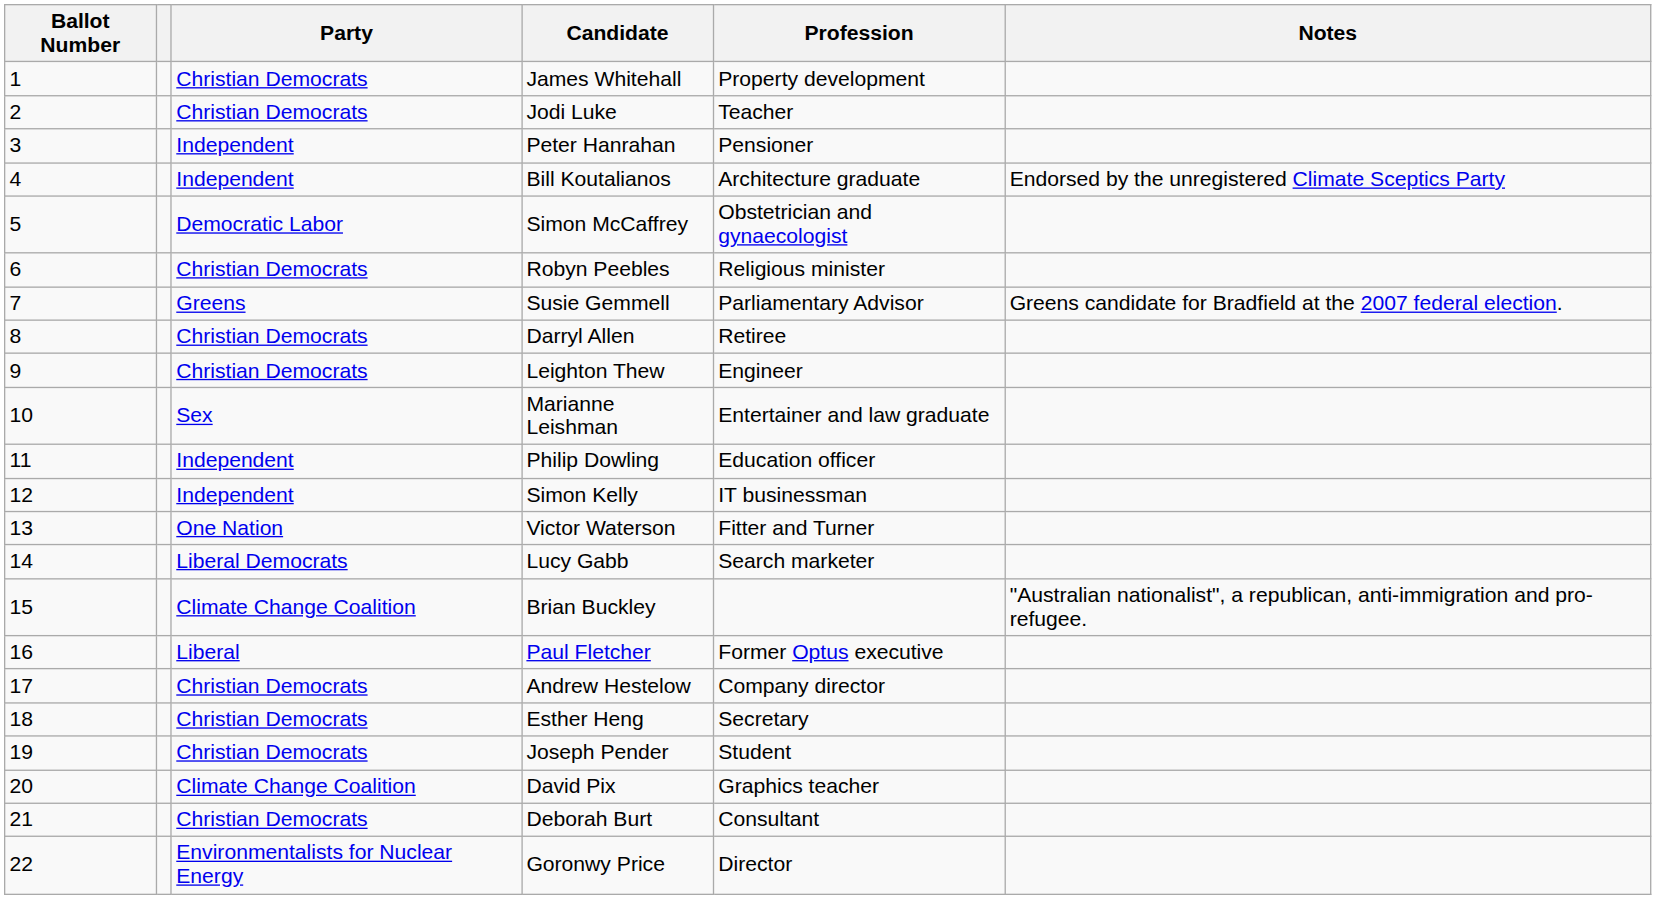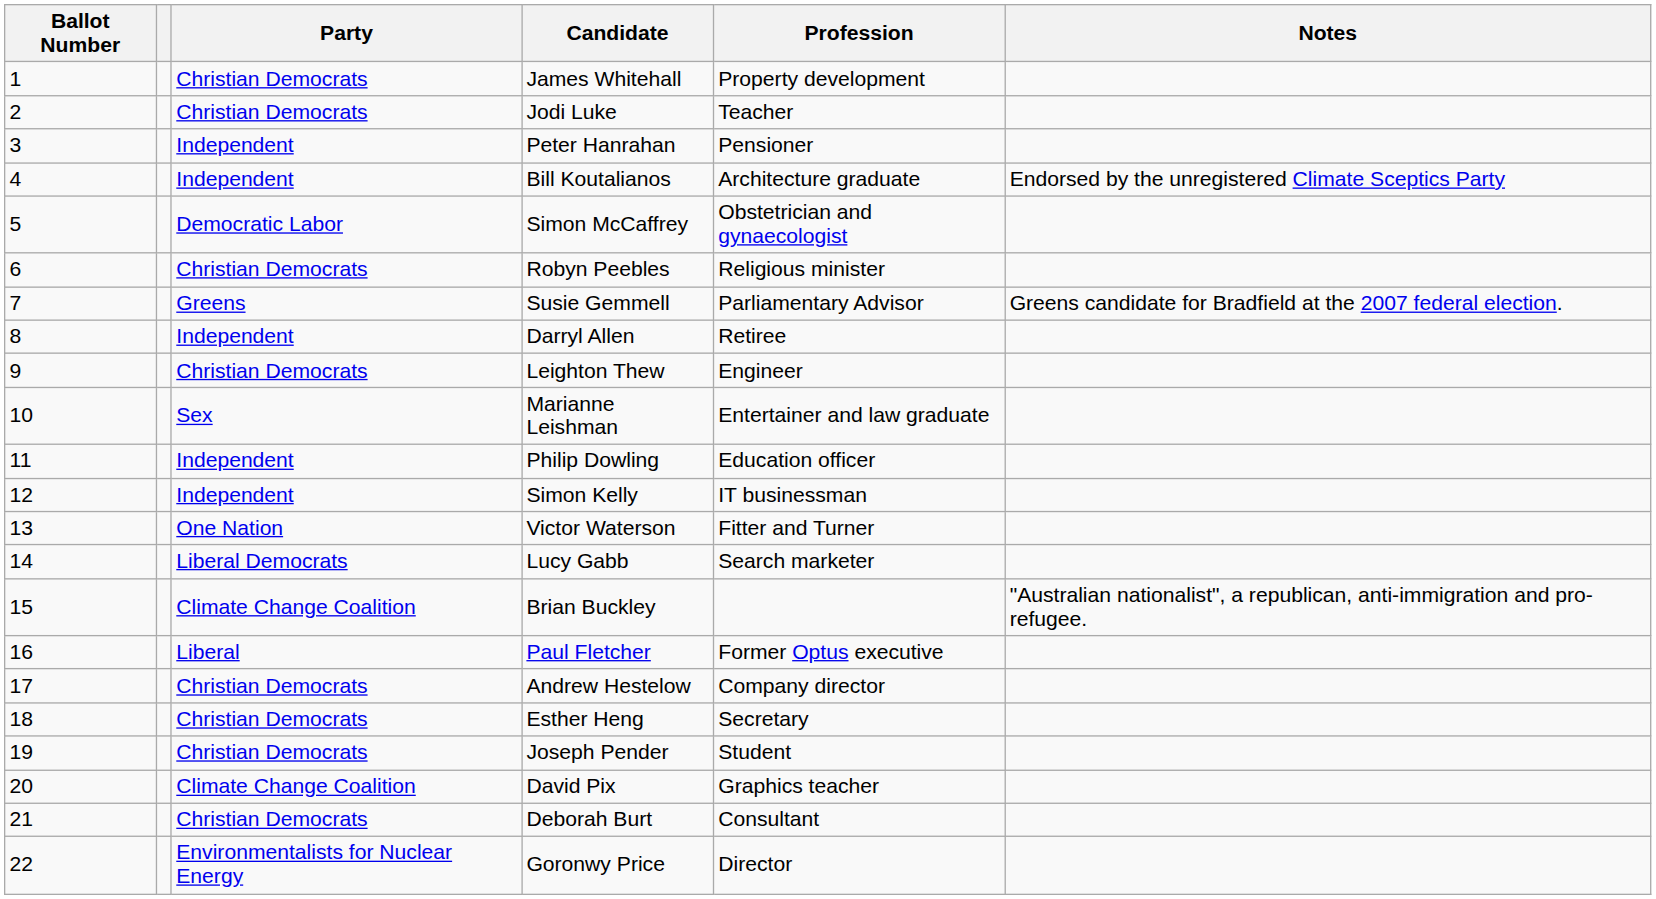(272, 336) Christian Democrats -> (235, 336) Independent
